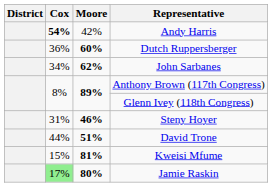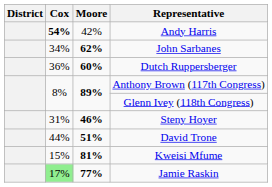rows swapped: (189, 48) <-> (189, 66)
(91, 173) 80% -> (91, 173) 77%
